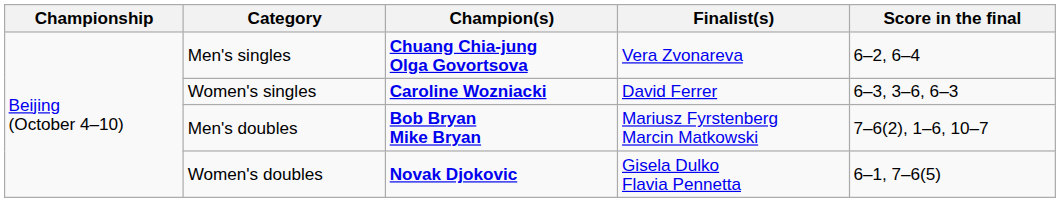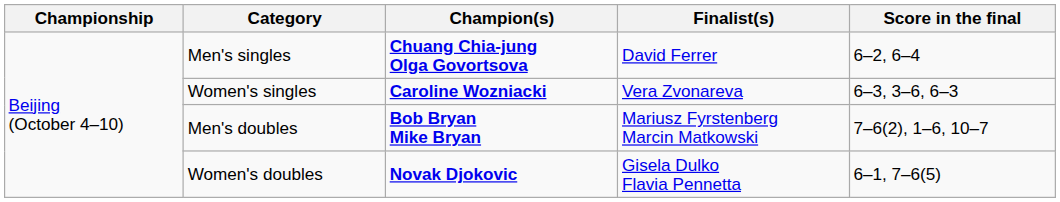(682, 55) Vera Zvonareva -> (670, 55) David Ferrer
(670, 92) David Ferrer -> (682, 92) Vera Zvonareva
